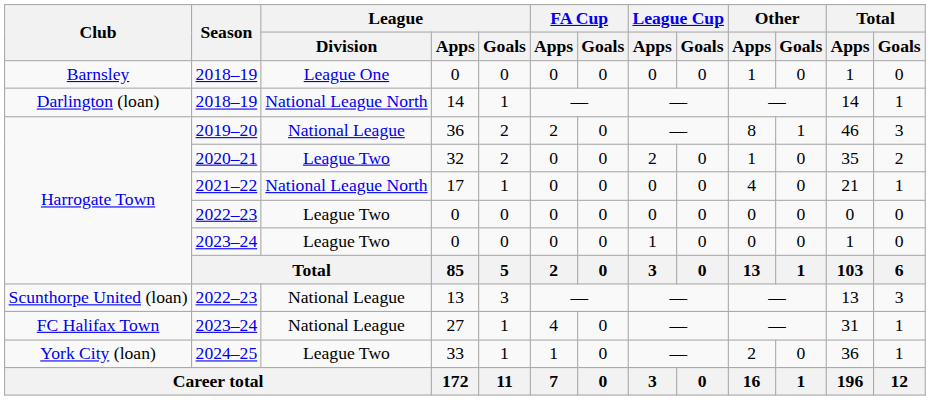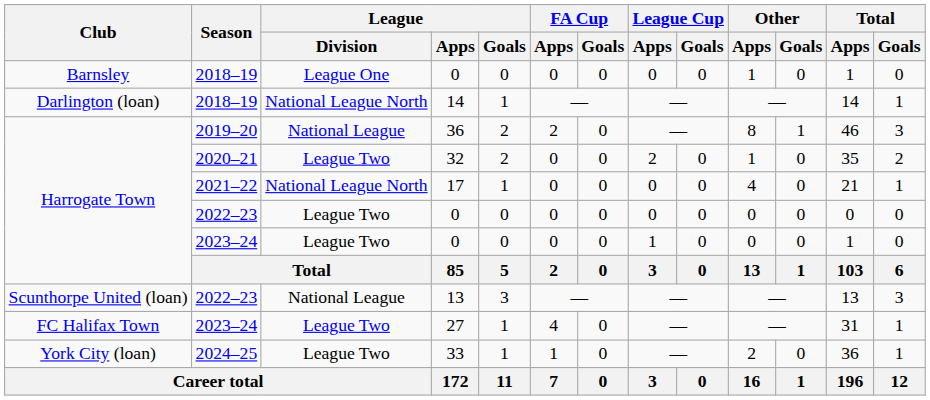(346, 325) National League -> (346, 325) League Two
